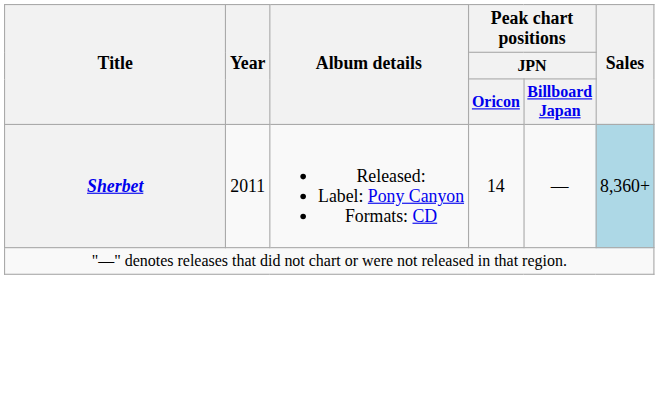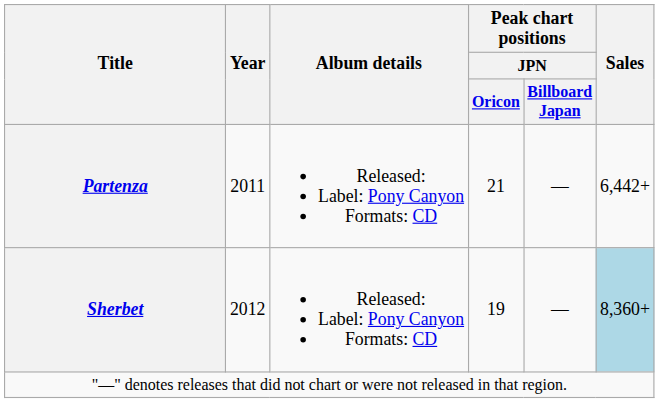+ row: (115, 186)
(248, 186) 2011 -> (248, 309) 2012
(496, 186) 14 -> (496, 309) 19
